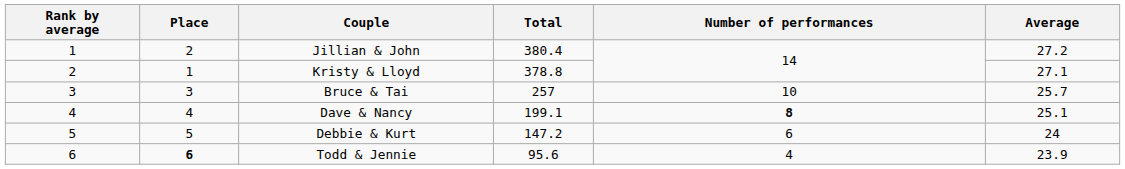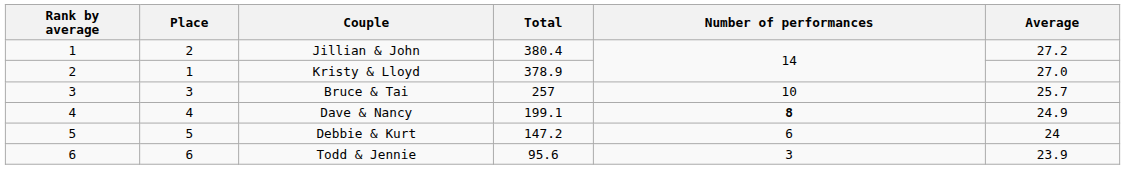(543, 71) 378.8 -> (543, 71) 378.9
(1052, 71) 27.1 -> (1052, 71) 27.0
(1052, 113) 25.1 -> (1052, 113) 24.9
(189, 154) bold -> (189, 154) normal
(789, 154) 4 -> (789, 154) 3
